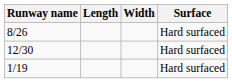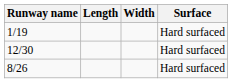rows swapped: (17, 31) <-> (17, 68)
